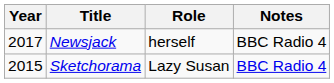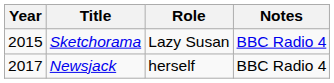rows swapped: (95, 66) <-> (83, 41)
